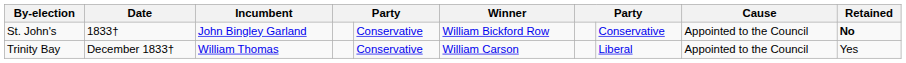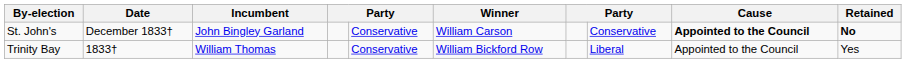(103, 31) 1833† -> (129, 31) December 1833†
(496, 31) William Bickford Row -> (474, 31) William Carson
(746, 31) normal -> (742, 31) bold
(130, 49) December 1833† -> (102, 49) 1833†
(481, 49) William Carson -> (489, 49) William Bickford Row
